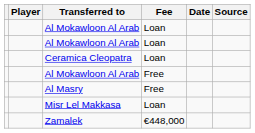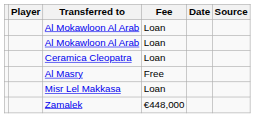- row: (92, 74)
